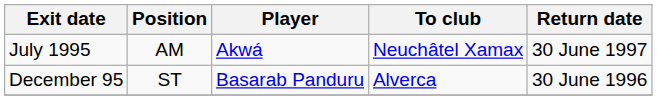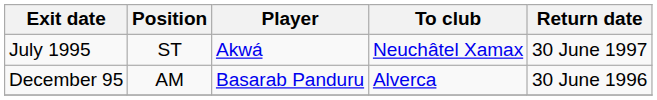(170, 49) AM -> (170, 49) ST
(170, 79) ST -> (170, 79) AM
